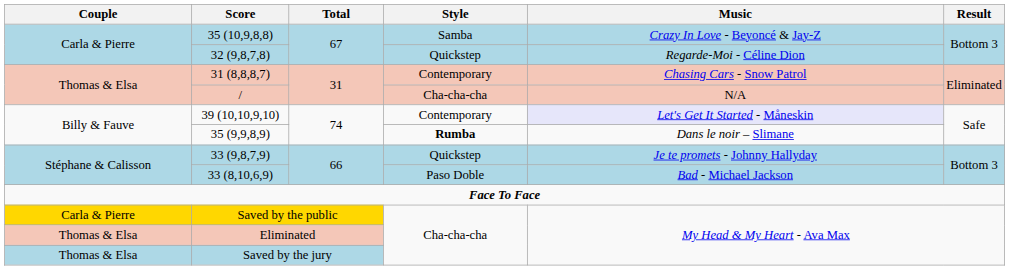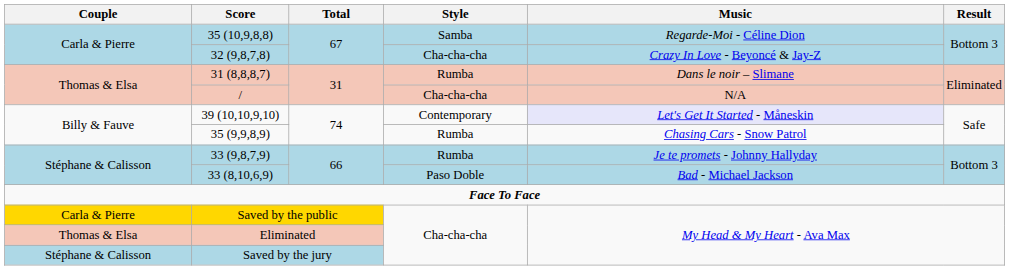(735, 34) Crazy In Love - Beyoncé & Jay-Z -> (735, 34) Regarde-Moi - Céline Dion
(455, 54) Quickstep -> (455, 54) Cha-cha-cha
(735, 54) Regarde-Moi - Céline Dion -> (735, 54) Crazy In Love - Beyoncé & Jay-Z
(455, 74) Contemporary -> (455, 74) Rumba
(735, 74) Chasing Cars - Snow Patrol -> (735, 74) Dans le noir – Slimane
(455, 134) bold -> (455, 134) normal
(735, 134) Dans le noir – Slimane -> (735, 134) Chasing Cars - Snow Patrol
(455, 154) Quickstep -> (455, 154) Rumba
(98, 255) Thomas & Elsa -> (98, 255) Stéphane & Calisson
